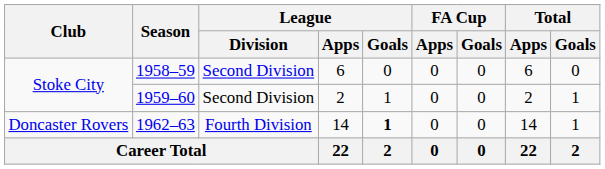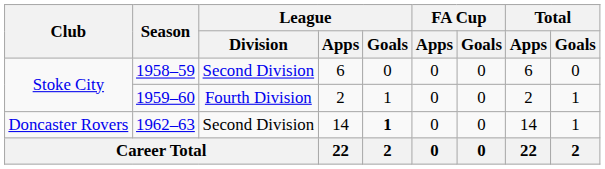(258, 97) Second Division -> (258, 97) Fourth Division
(258, 124) Fourth Division -> (258, 124) Second Division
